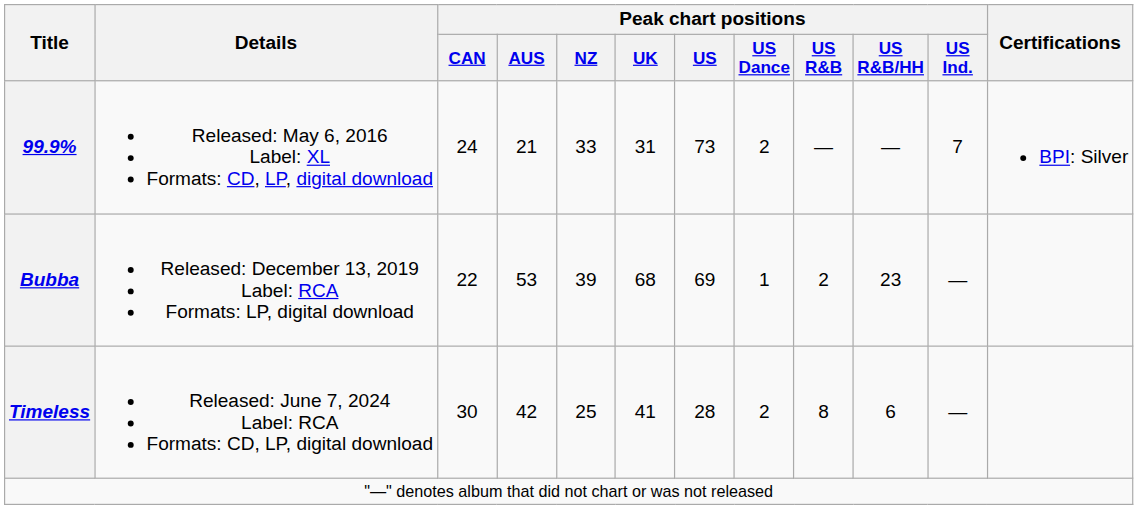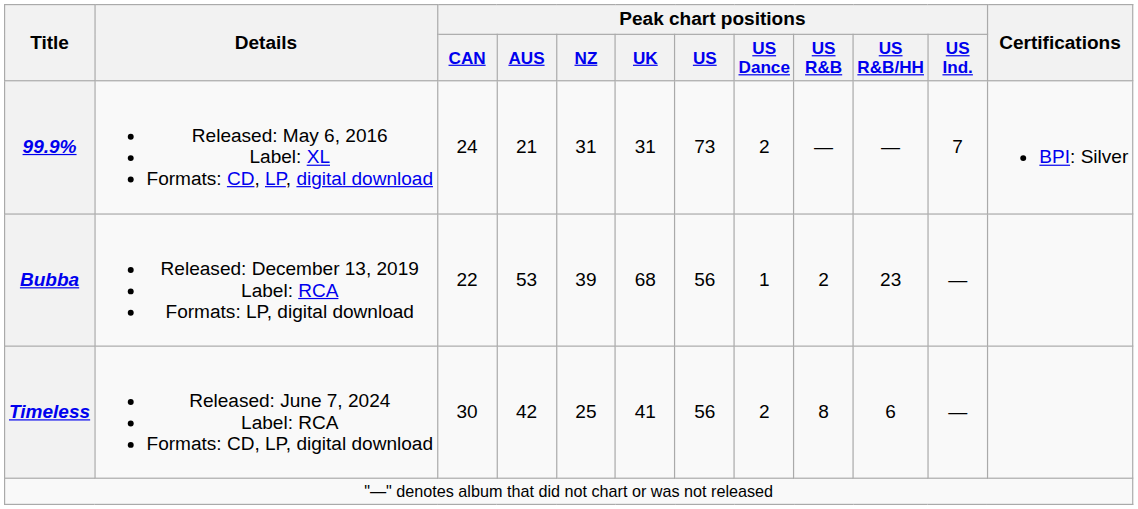(586, 147) 33 -> (586, 147) 31
(705, 279) 69 -> (705, 279) 56
(705, 412) 28 -> (705, 412) 56
